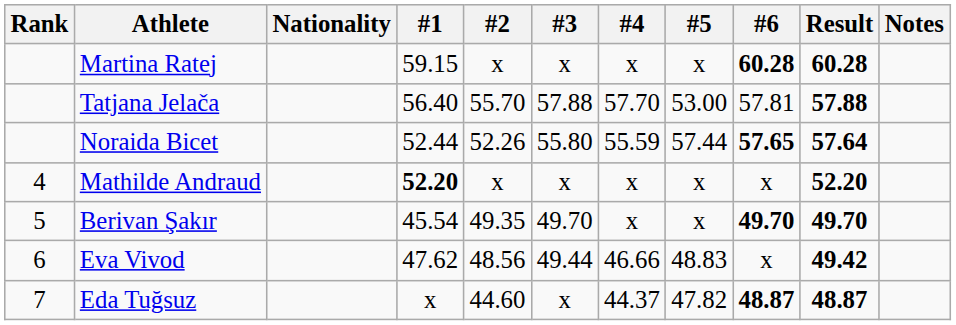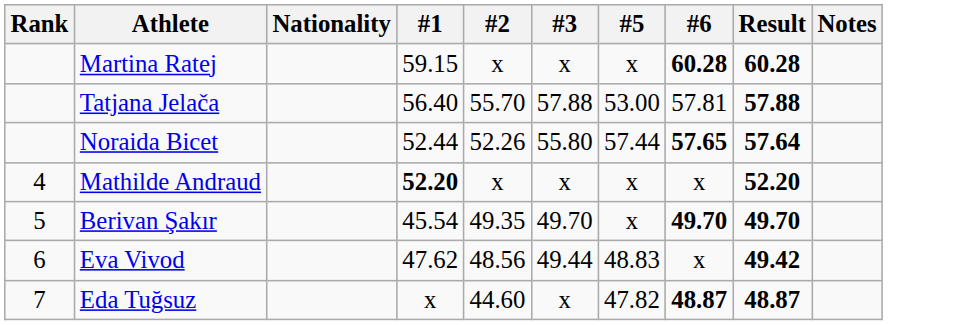- column: (632, 24)
